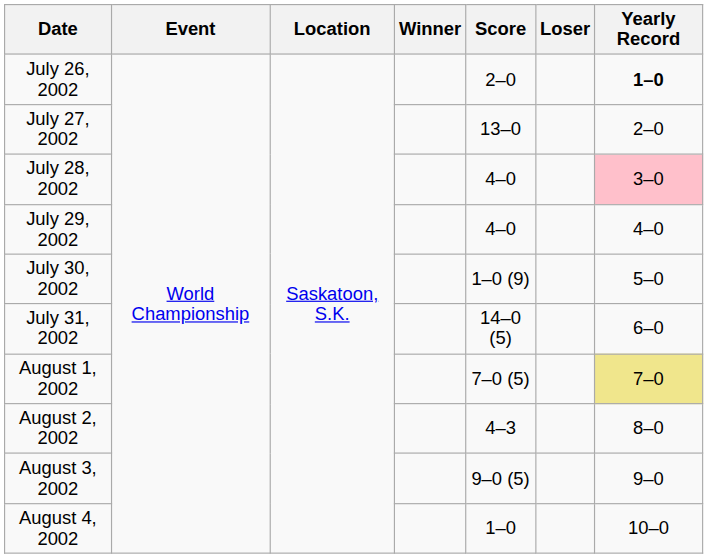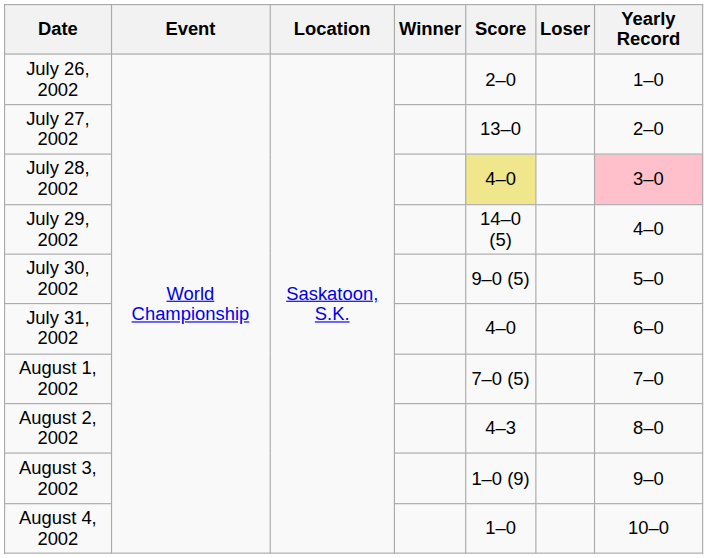(648, 79) bold -> (648, 79) normal
(501, 179) no background -> (501, 179) khaki background
(501, 228) 4–0 -> (501, 228) 14–0 (5)
(501, 278) 1–0 (9) -> (501, 278) 9–0 (5)
(501, 328) 14–0 (5) -> (501, 328) 4–0
(648, 378) khaki background -> (648, 378) no background
(501, 478) 9–0 (5) -> (501, 478) 1–0 (9)
